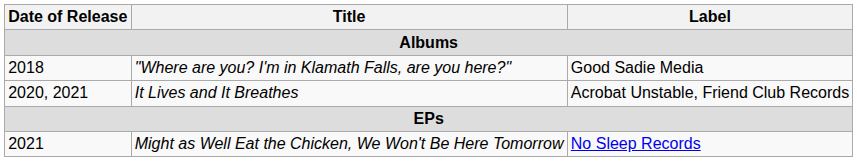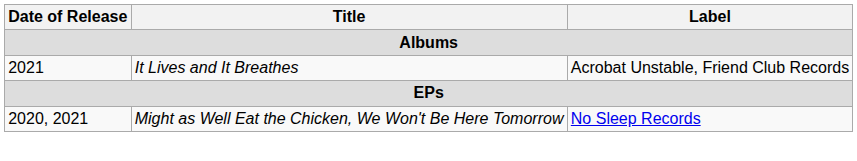- row: (323, 67)
(48, 93) 2020, 2021 -> (26, 67) 2021
(26, 144) 2021 -> (48, 118) 2020, 2021
